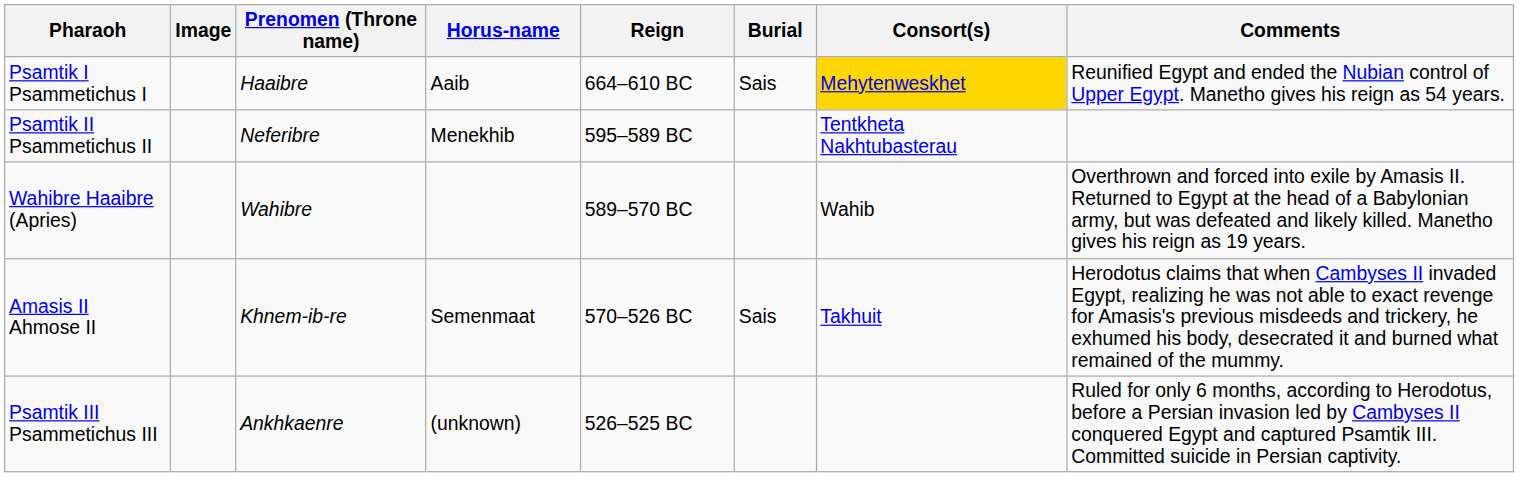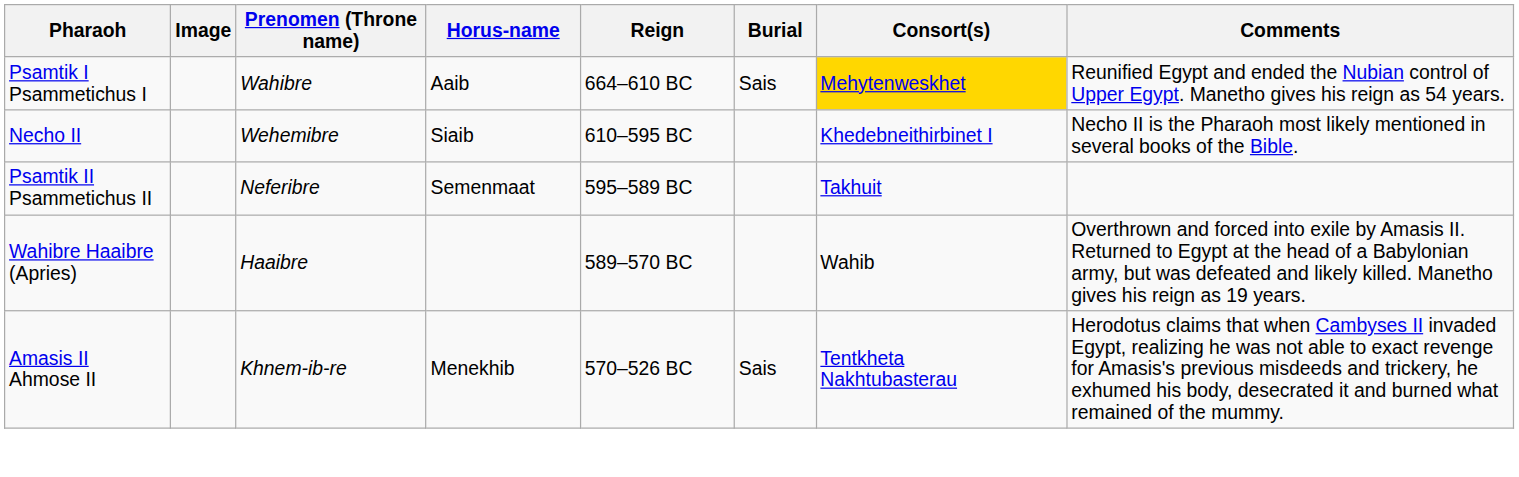(274, 83) Haaibre -> (276, 83) Wahibre
+ row: (45, 135)
(473, 135) Menekhib -> (483, 188) Semenmaat
(889, 135) Tentkheta Nakhtubasterau -> (851, 188) Takhuit
(276, 209) Wahibre -> (274, 262) Haaibre
(483, 316) Semenmaat -> (473, 369) Menekhib
(851, 316) Takhuit -> (889, 369) Tentkheta Nakhtubasterau
- row: (83, 423)
